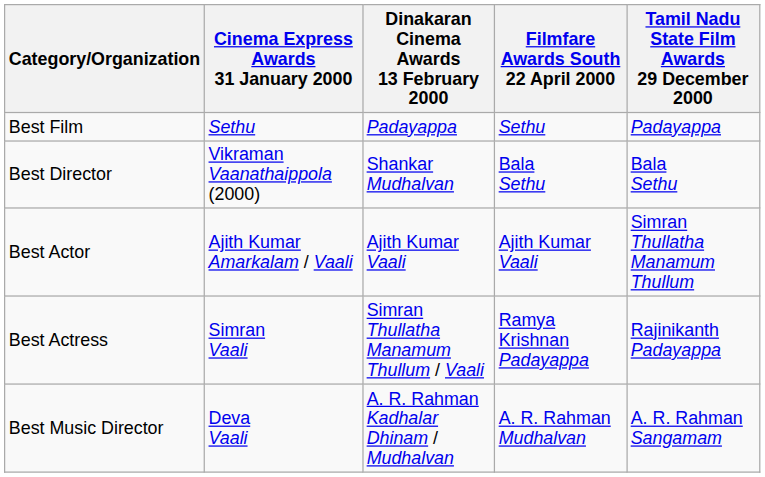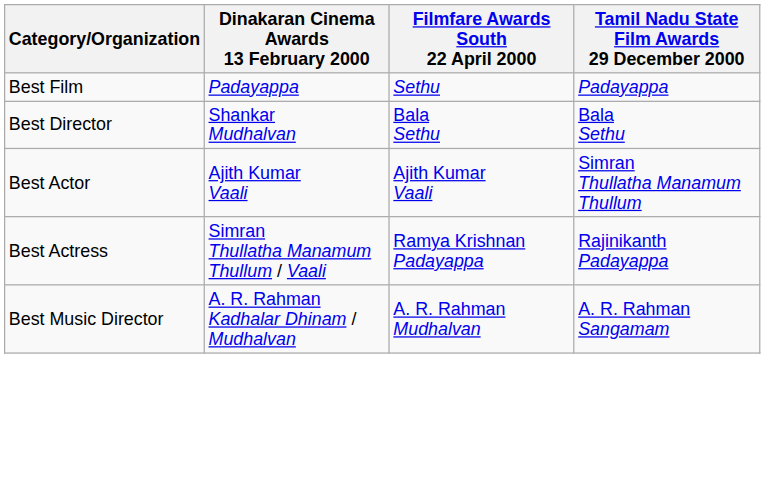- column: (283, 59)
